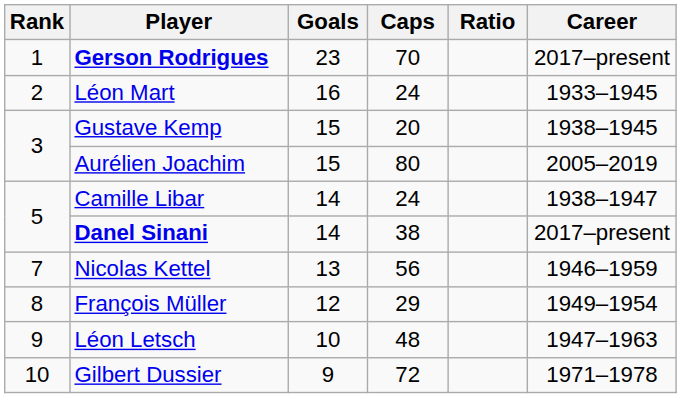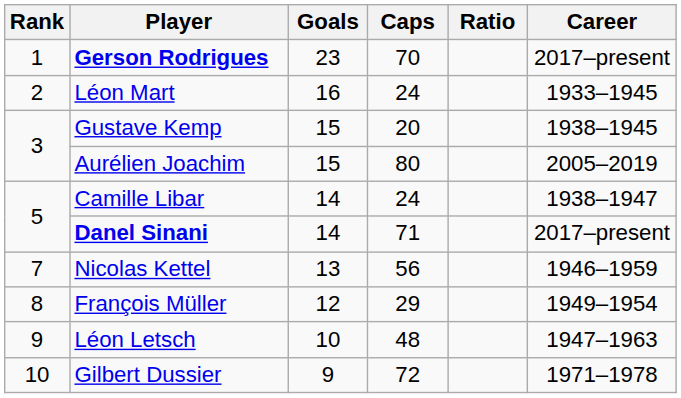(408, 233) 38 -> (408, 233) 71
